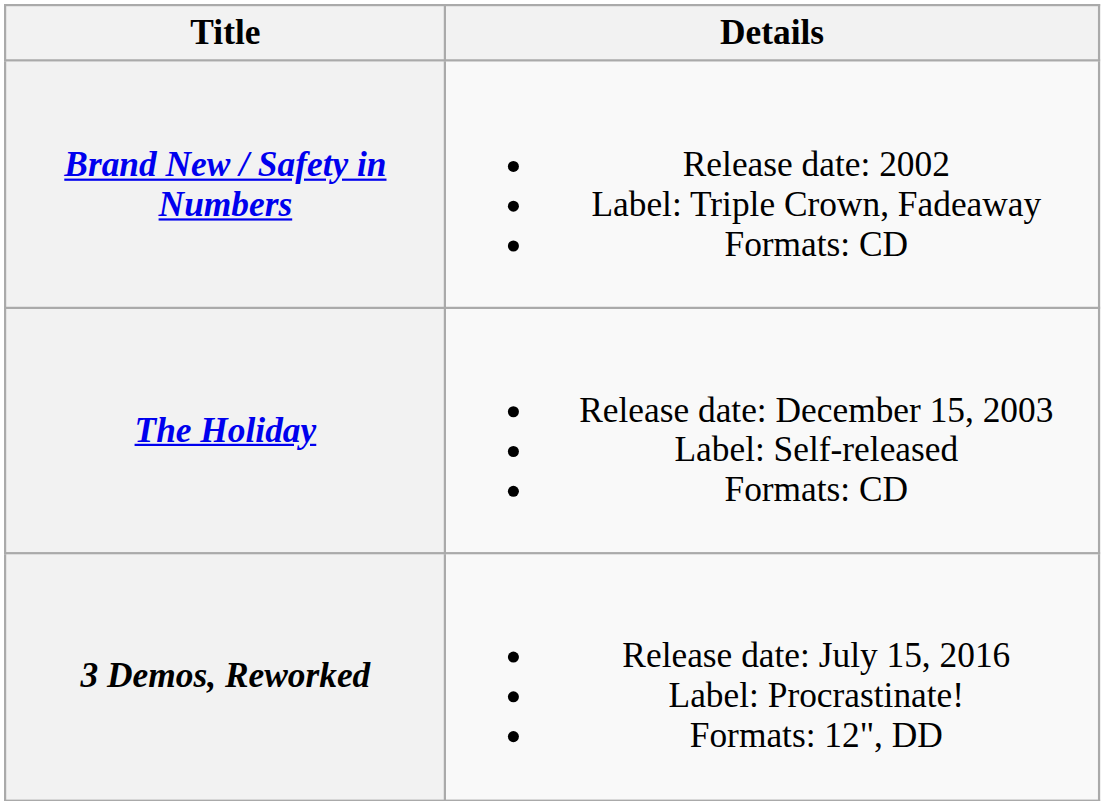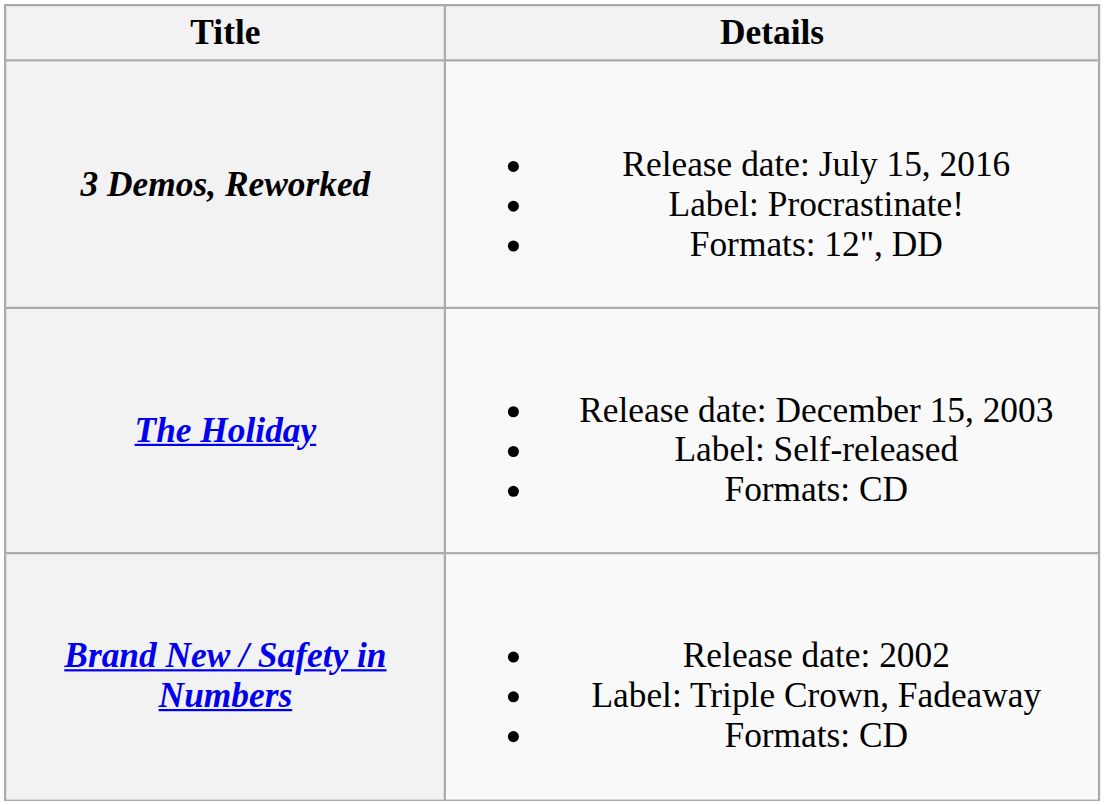rows swapped: (225, 183) <-> (225, 675)
